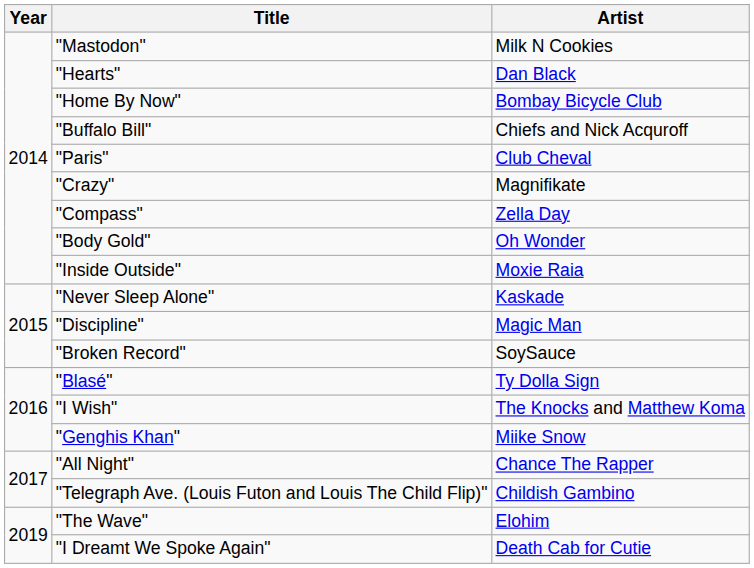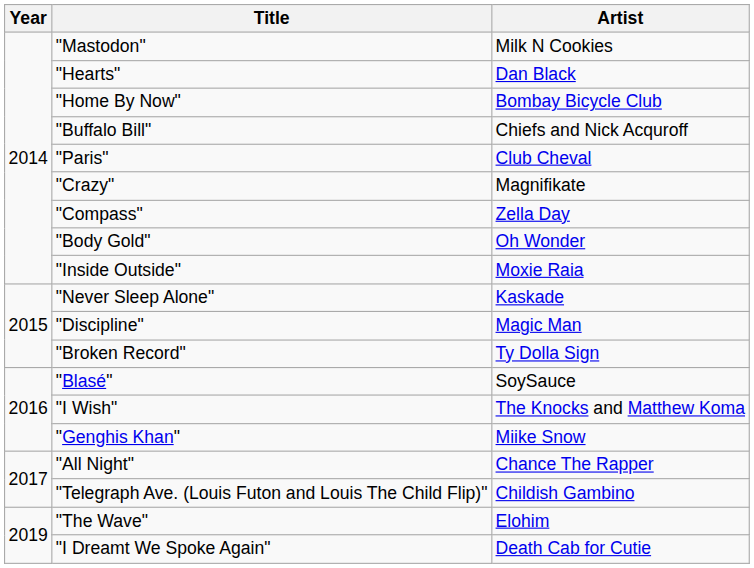(536, 353) SoySauce -> (547, 353) Ty Dolla Sign
(547, 381) Ty Dolla Sign -> (536, 381) SoySauce
